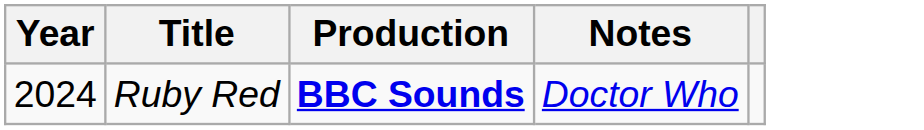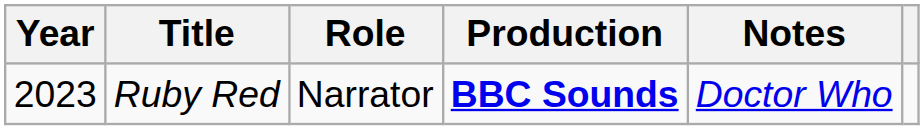+ column: (365, 34)
(55, 93) 2024 -> (55, 93) 2023
